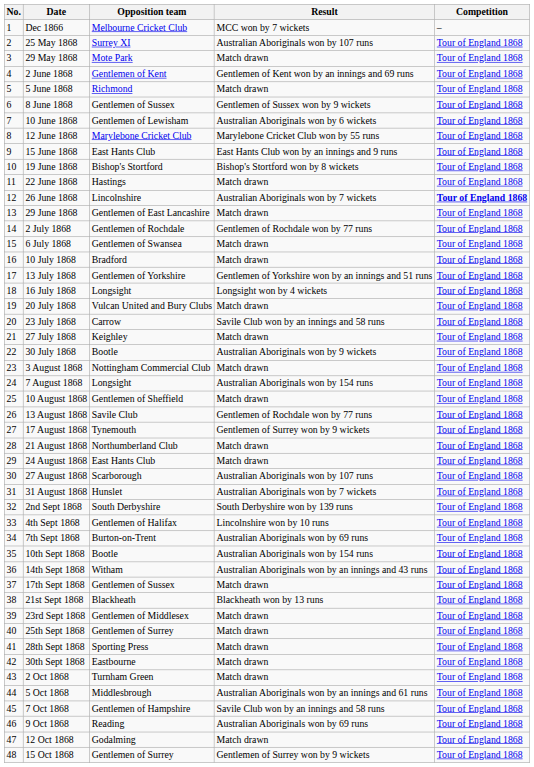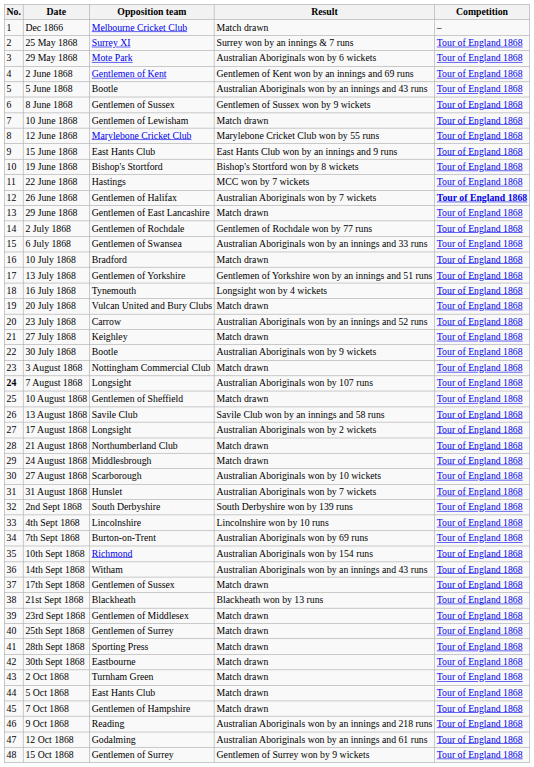(263, 27) MCC won by 7 wickets -> (242, 27) Match drawn
(295, 43) Australian Aboriginals won by 107 runs -> (285, 43) Surrey won by an innings & 7 runs
(242, 58) Match drawn -> (296, 58) Australian Aboriginals won by 6 wickets
(112, 89) Richmond -> (105, 89) Bootle
(242, 89) Match drawn -> (322, 89) Australian Aboriginals won by an innings and 43 runs
(296, 120) Australian Aboriginals won by 6 wickets -> (242, 120) Match drawn
(242, 182) Match drawn -> (263, 182) MCC won by 7 wickets
(116, 197) Lincolnshire -> (134, 197) Gentlemen of Halifax
(242, 244) Match drawn -> (322, 244) Australian Aboriginals won by an innings and 33 runs
(112, 290) Longsight -> (114, 290) Tynemouth
(301, 321) Savile Club won by an innings and 58 runs -> (322, 321) Australian Aboriginals won by an innings and 52 runs
(11, 383) normal -> (11, 383) bold
(295, 383) Australian Aboriginals won by 154 runs -> (295, 383) Australian Aboriginals won by 107 runs
(294, 414) Gentlemen of Rochdale won by 77 runs -> (301, 414) Savile Club won by an innings and 58 runs
(114, 430) Tynemouth -> (112, 430) Longsight
(293, 430) Gentlemen of Surrey won by 9 wickets -> (296, 430) Australian Aboriginals won by 2 wickets
(123, 461) East Hants Club -> (122, 461) Middlesbrough
(295, 476) Australian Aboriginals won by 107 runs -> (299, 476) Australian Aboriginals won by 10 wickets
(134, 523) Gentlemen of Halifax -> (116, 523) Lincolnshire
(105, 553) Bootle -> (112, 553) Richmond
(122, 693) Middlesbrough -> (123, 693) East Hants Club
(322, 693) Australian Aboriginals won by an innings and 61 runs -> (242, 693) Match drawn
(301, 708) Savile Club won by an innings and 58 runs -> (242, 708) Match drawn
(292, 724) Australian Aboriginals won by 69 runs -> (324, 724) Australian Aboriginals won by an innings and 218 runs
(242, 739) Match drawn -> (322, 739) Australian Aboriginals won by an innings and 61 runs
